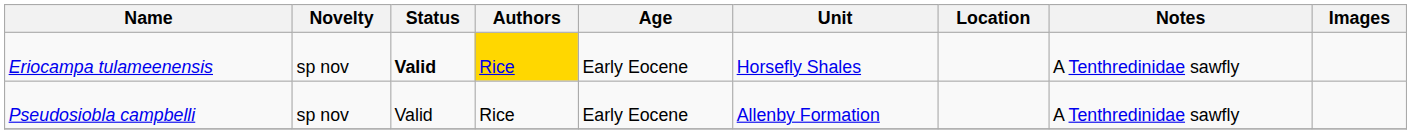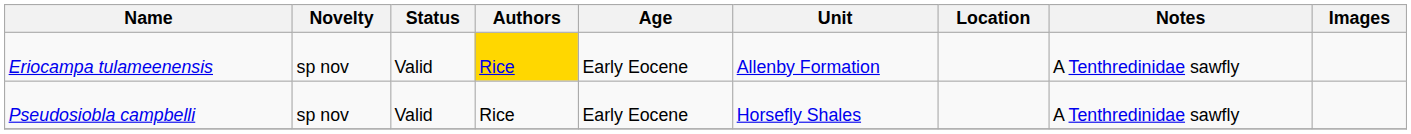(415, 66) bold -> (414, 66) normal
(799, 66) Horsefly Shales -> (808, 66) Allenby Formation
(808, 114) Allenby Formation -> (799, 114) Horsefly Shales
